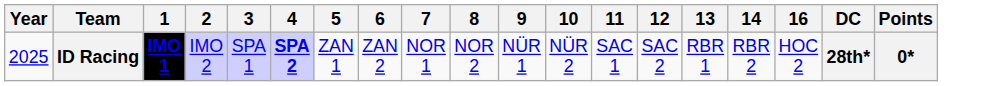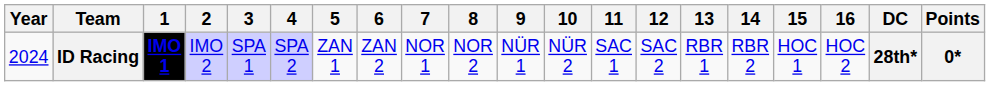+ column: (797, 18)
(29, 56) 2025 -> (29, 56) 2024
(292, 56) bold -> (292, 56) normal
